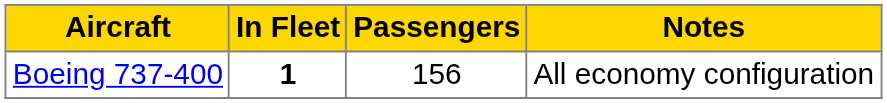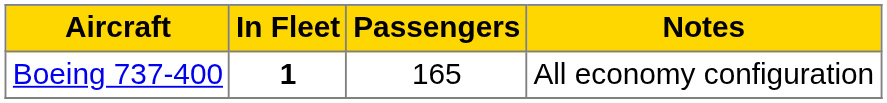(437, 74) 156 -> (437, 74) 165
